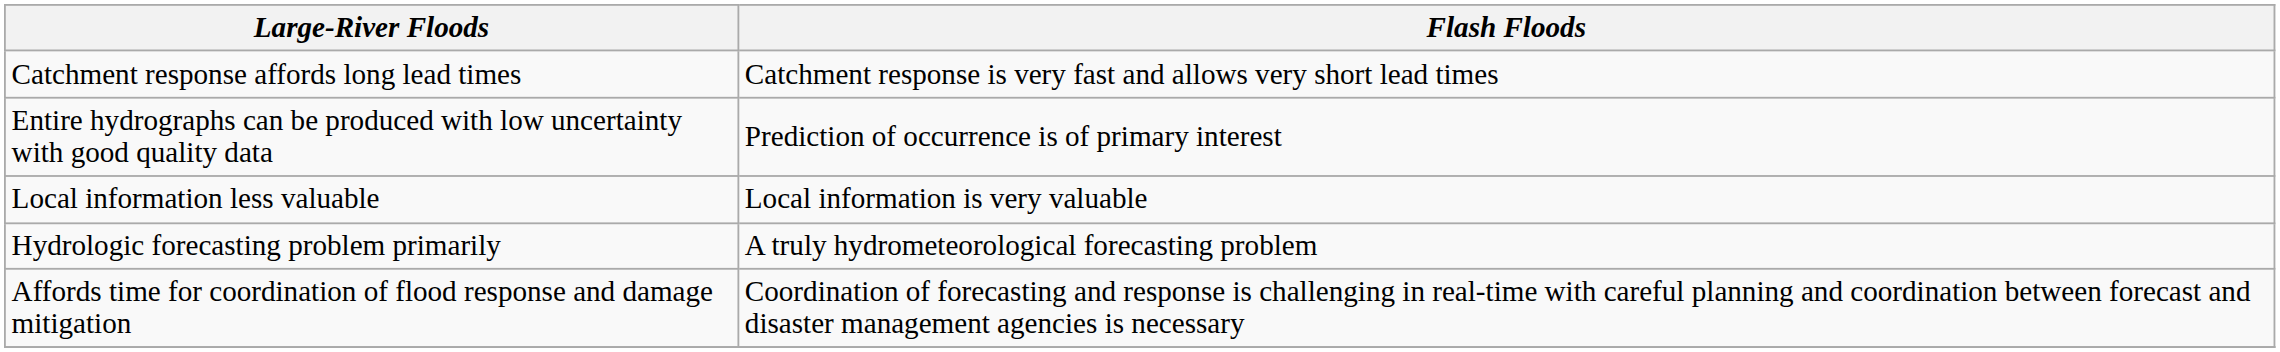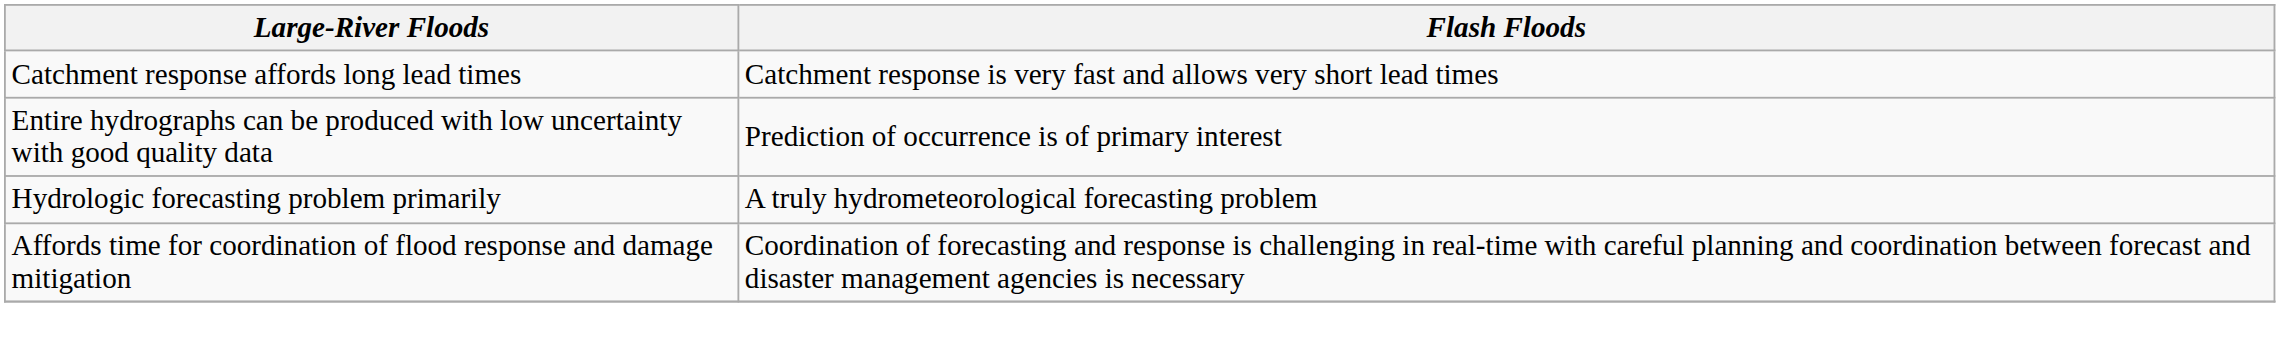- row: (196, 198)
